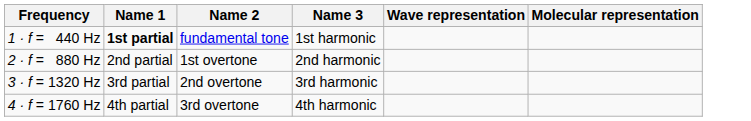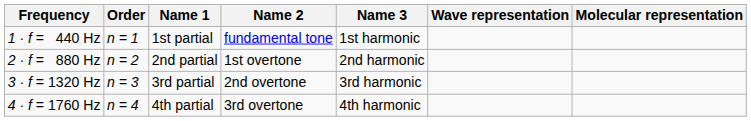+ column: (126, 15)
(140, 37) bold -> (182, 37) normal
